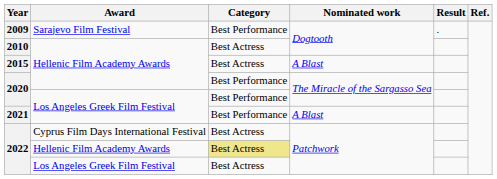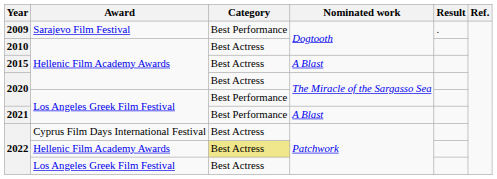(249, 81) Best Performance -> (237, 81) Best Actress
